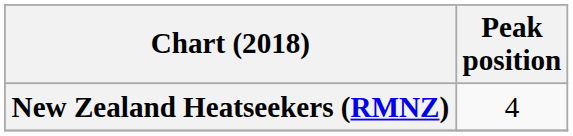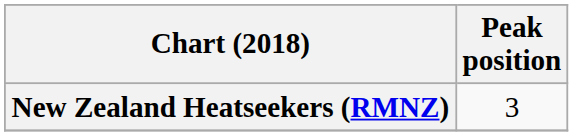(512, 106) 4 -> (512, 106) 3
